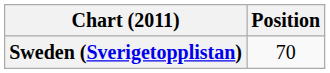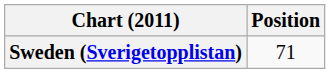(286, 52) 70 -> (286, 52) 71
